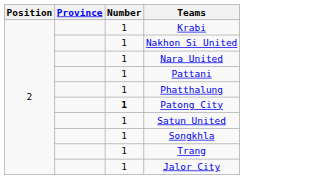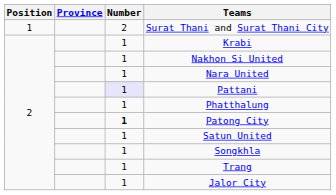+ row: (237, 28)
(124, 74) no background -> (124, 89) lavender background
